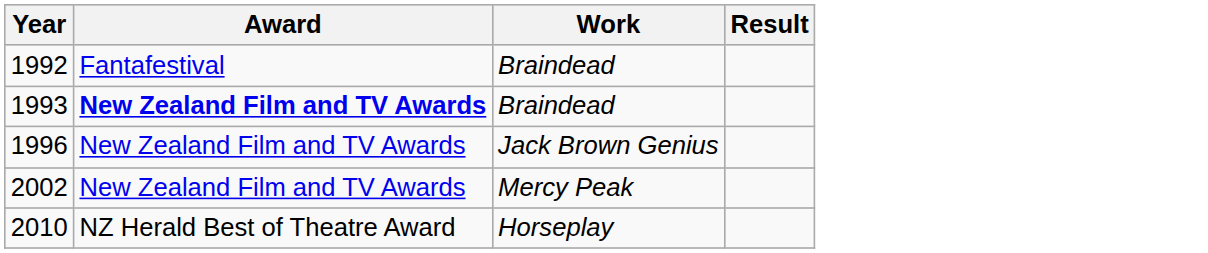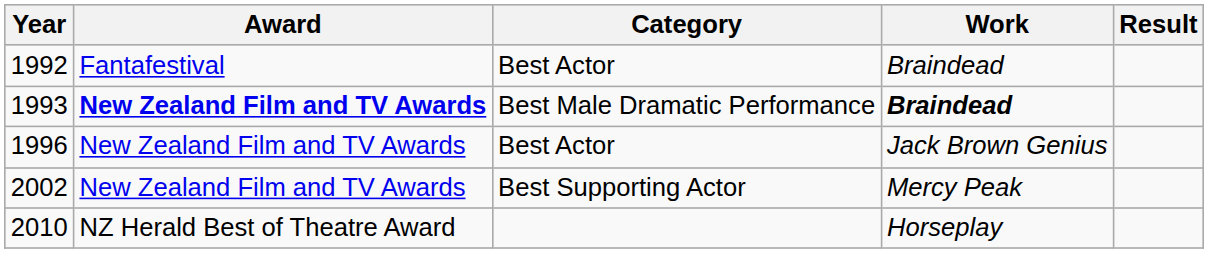+ column: (687, 24)
(556, 106) normal -> (950, 106) bold
